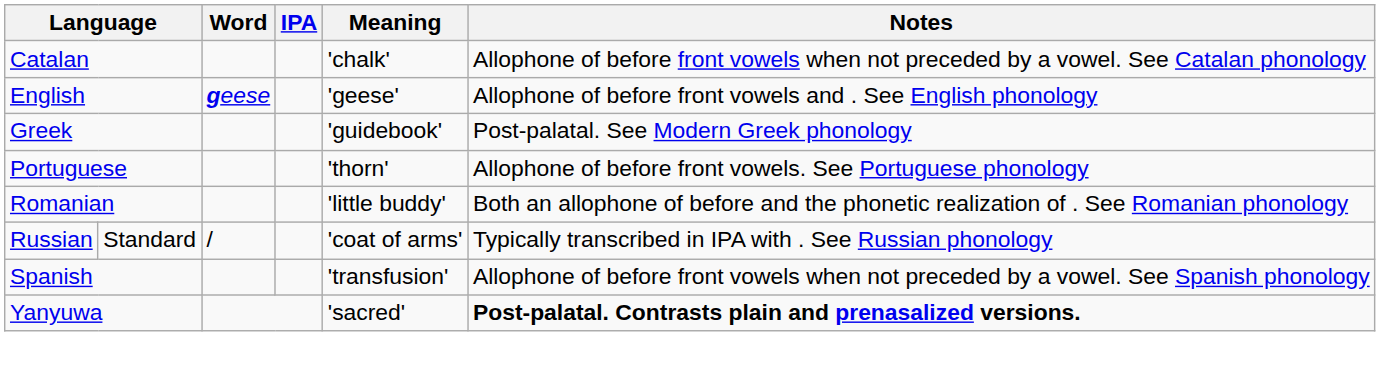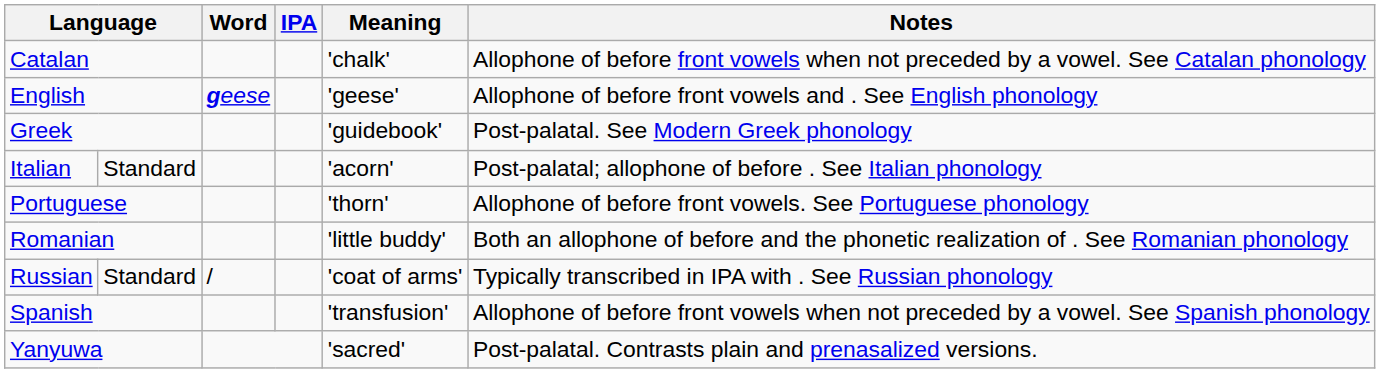+ row: (41, 167)
(777, 312) bold -> (755, 349) normal
